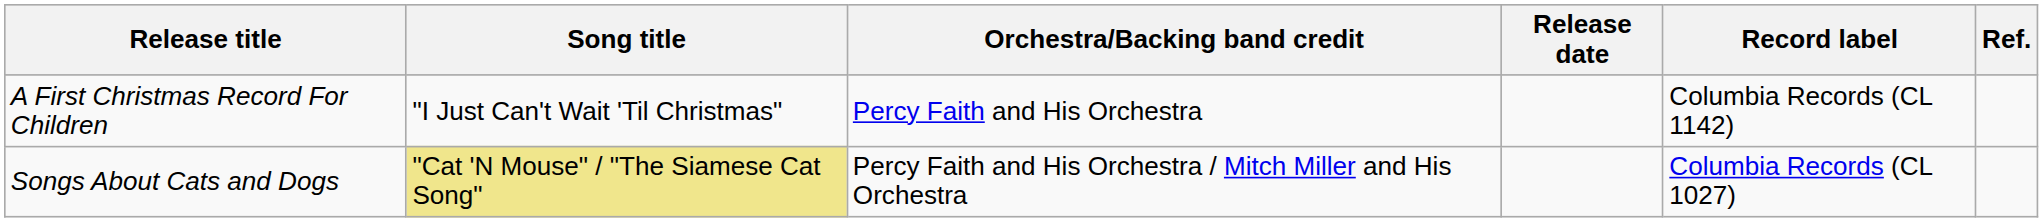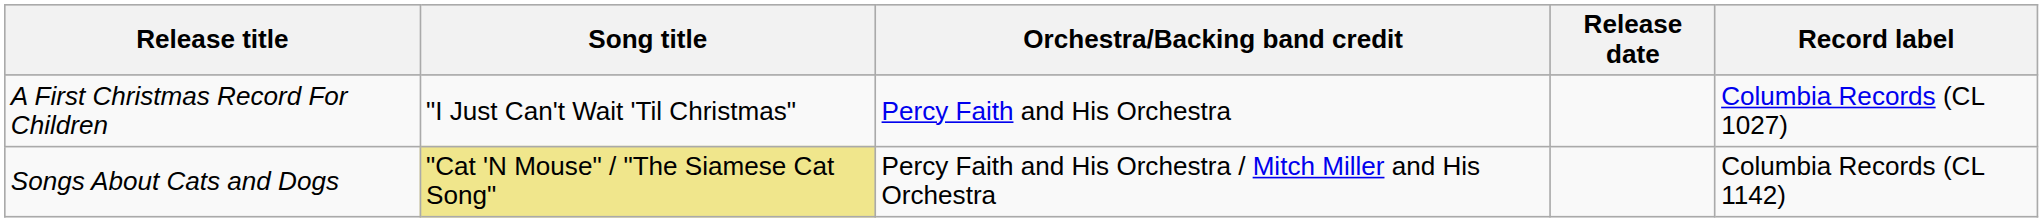- column: (2007, 39)
(1801, 110) Columbia Records (CL 1142) -> (1853, 110) Columbia Records (CL 1027)
(1801, 181) Columbia Records (CL 1027) -> (1853, 181) Columbia Records (CL 1142)
